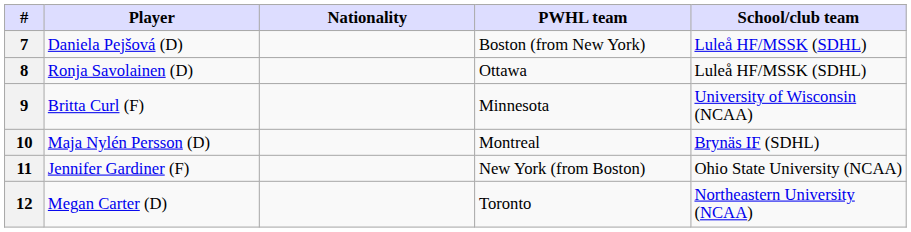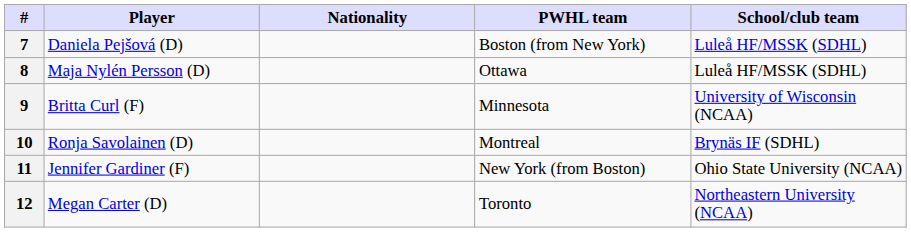(120, 70) Ronja Savolainen (D) -> (129, 70) Maja Nylén Persson (D)
(129, 141) Maja Nylén Persson (D) -> (120, 141) Ronja Savolainen (D)
